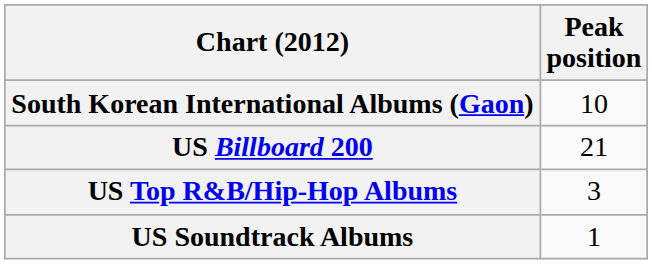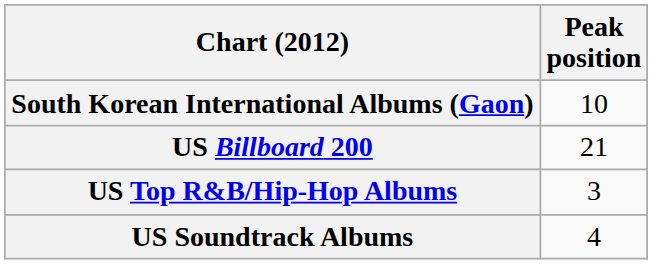(594, 235) 1 -> (594, 235) 4
